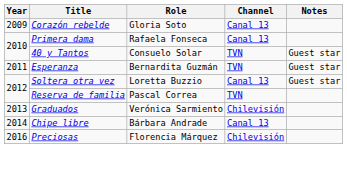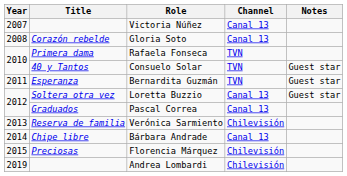+ row: (166, 26)
(17, 26) 2009 -> (17, 40) 2008
(248, 40) Canal 13 -> (235, 54) TVN
(78, 95) Reserva de familia -> (55, 109) Graduados
(235, 95) TVN -> (248, 109) Canal 13
(55, 109) Graduados -> (78, 123) Reserva de familia
(17, 137) 2016 -> (17, 151) 2015
+ row: (168, 165)
